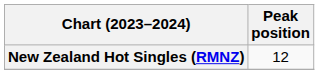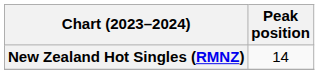(281, 57) 12 -> (281, 57) 14
